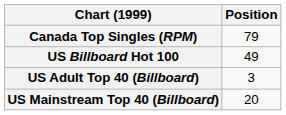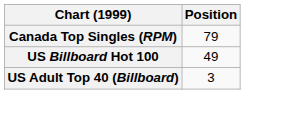- row: (113, 99)
